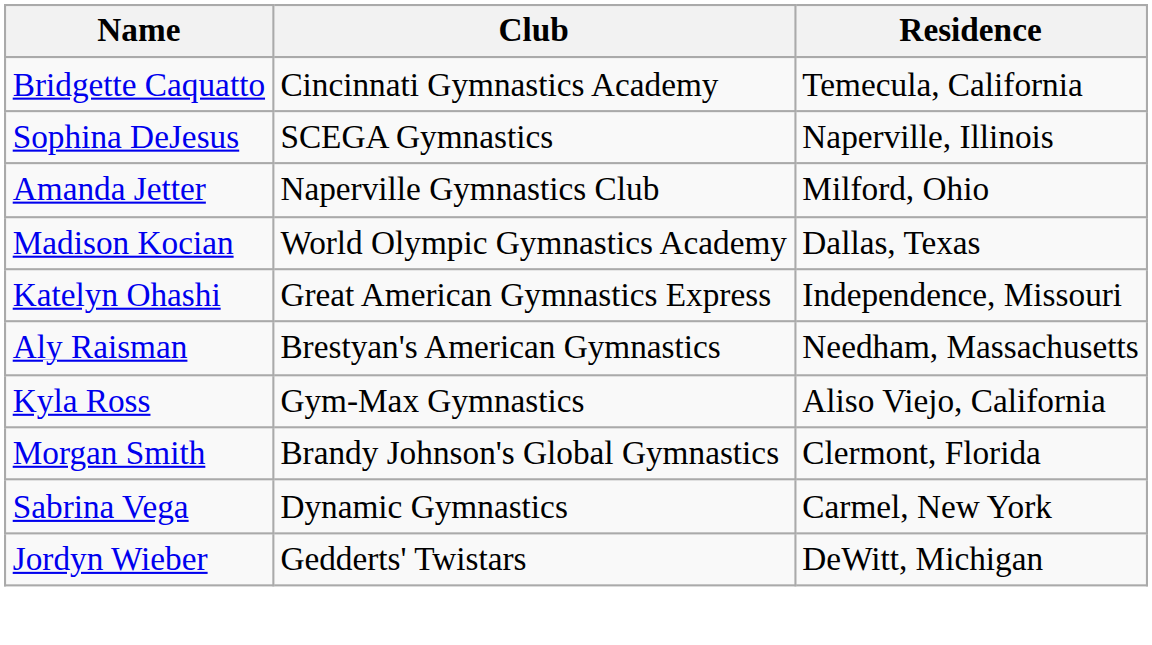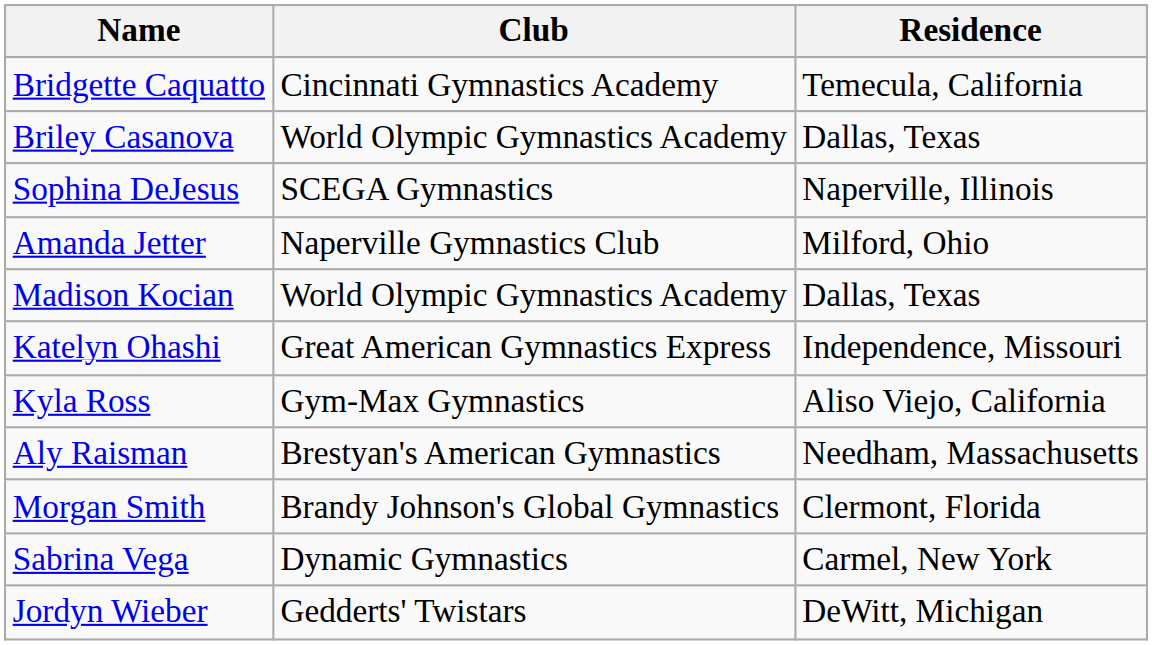+ row: (123, 136)
rows swapped: (100, 347) <-> (82, 400)
